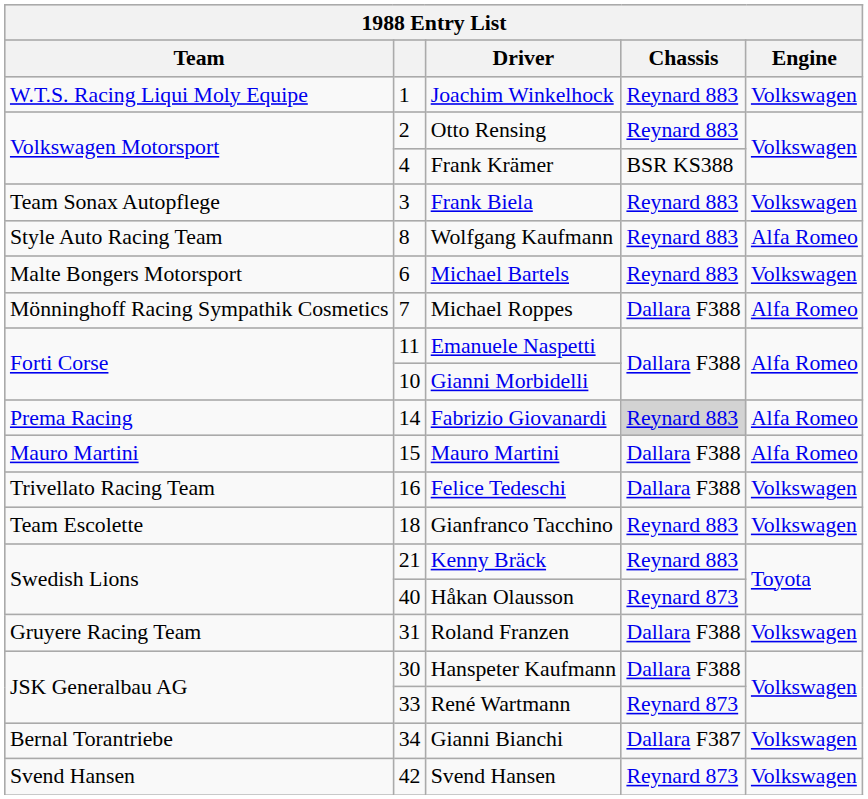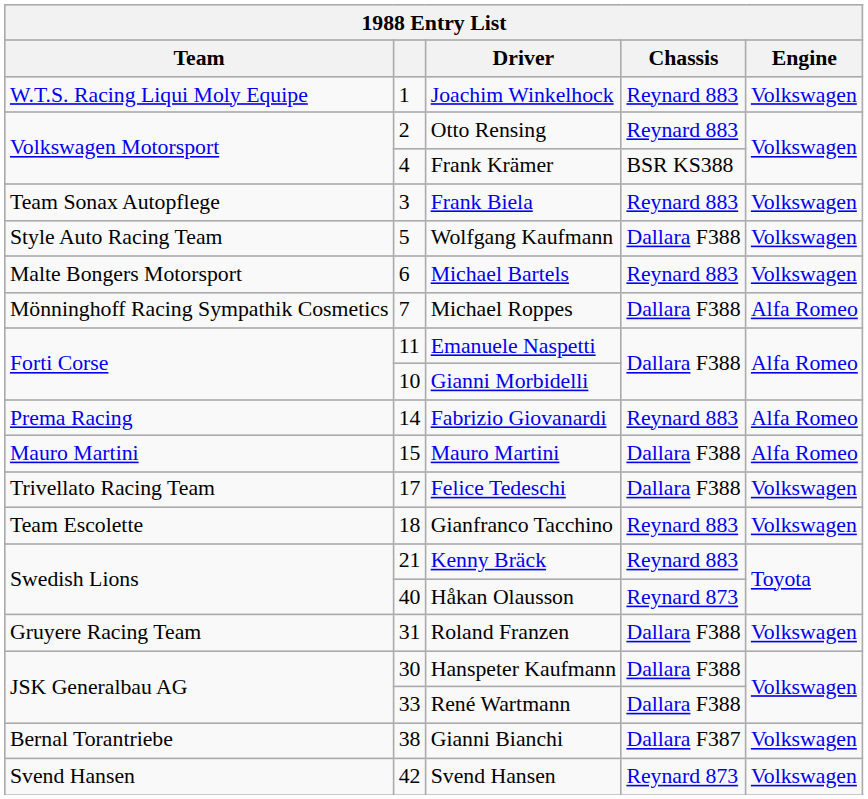(404, 237) 8 -> (404, 237) 5
(682, 237) Reynard 883 -> (684, 237) Dallara F388
(804, 237) Alfa Romeo -> (804, 237) Volkswagen
(682, 416) lightgrey background -> (682, 416) no background
(410, 488) 16 -> (410, 488) 17
(682, 704) Reynard 873 -> (684, 704) Dallara F388
(410, 740) 34 -> (410, 740) 38
